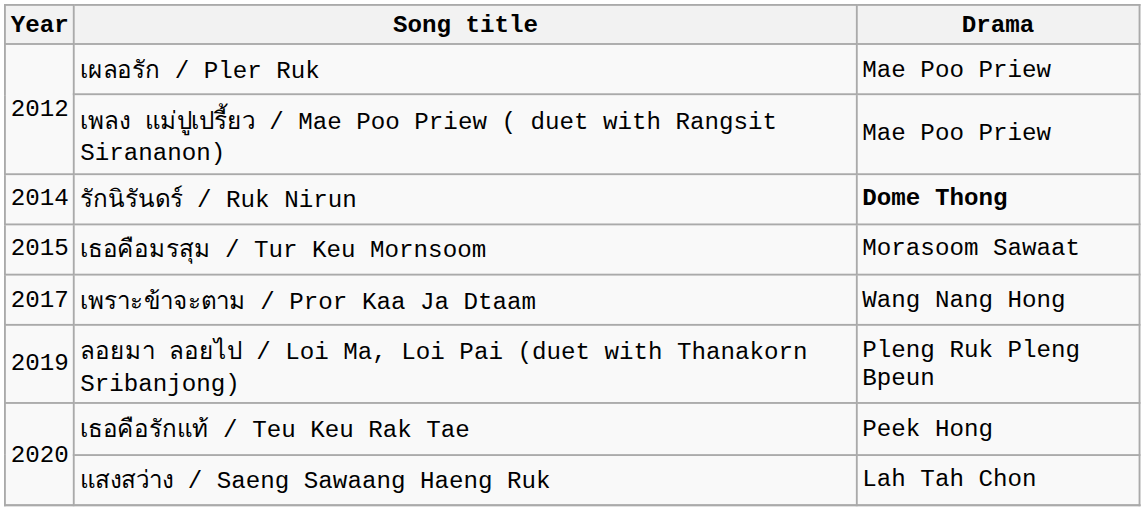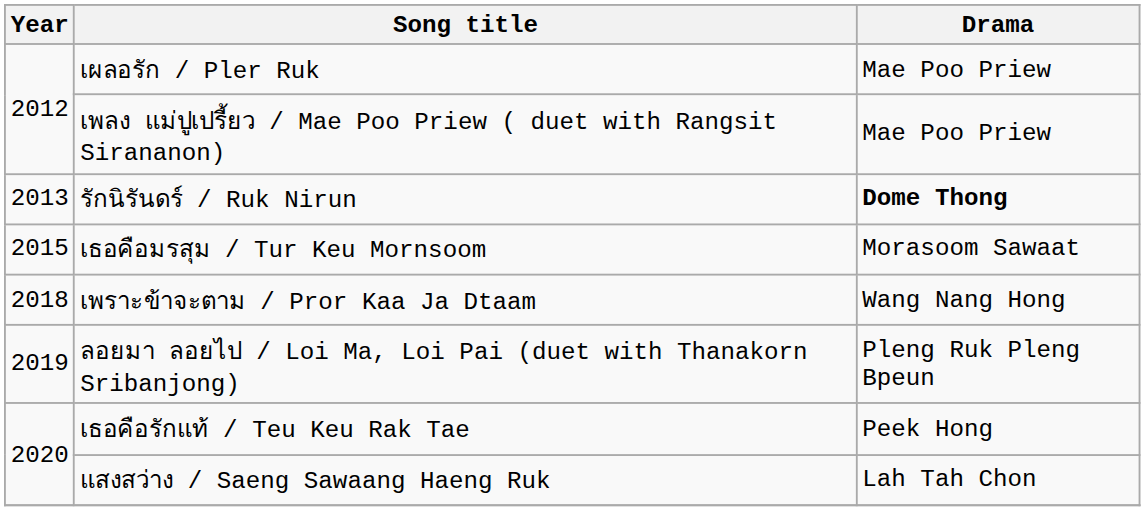(40, 199) 2014 -> (40, 199) 2013
(40, 300) 2017 -> (40, 300) 2018
